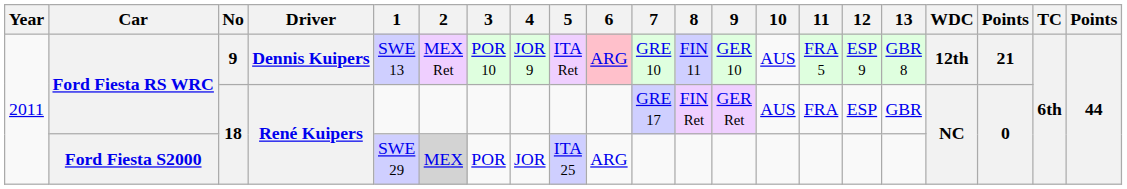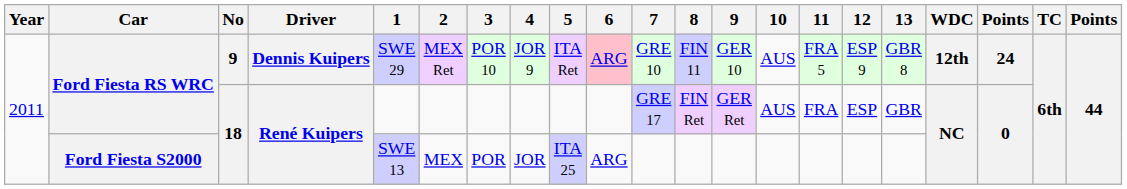(397, 59) SWE 13 -> (397, 59) SWE 29
(1005, 59) 21 -> (1005, 59) 24
(397, 159) SWE 29 -> (397, 159) SWE 13
(443, 159) lightgrey background -> (443, 159) no background
